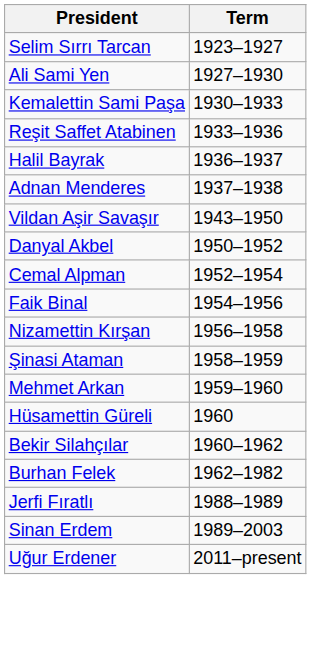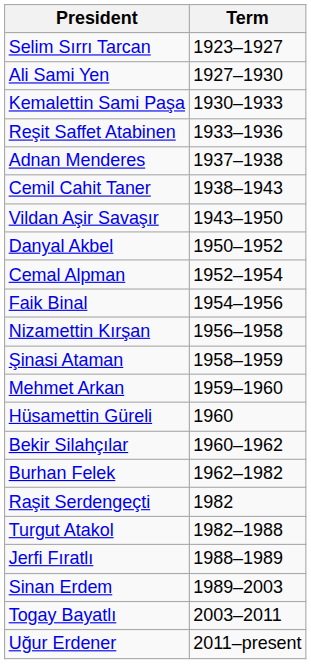- row: (56, 160)
+ row: (80, 189)
+ row: (79, 501)
+ row: (61, 530)
+ row: (62, 615)
